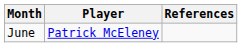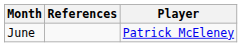columns swapped: (103, 14) <-> (199, 14)
